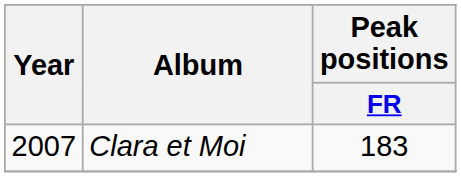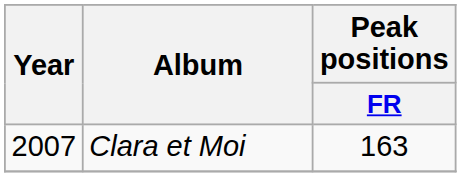(384, 147) 183 -> (384, 147) 163
